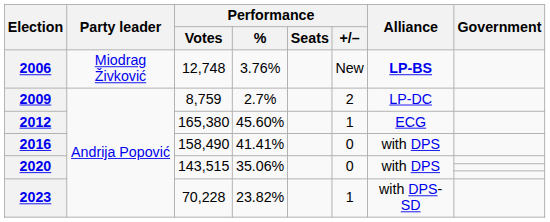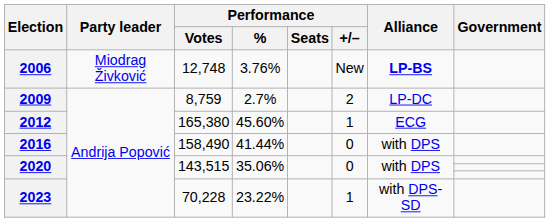(260, 144) 41.41% -> (260, 144) 41.44%
(260, 197) 23.82% -> (260, 197) 23.22%
